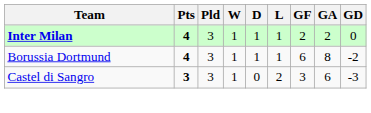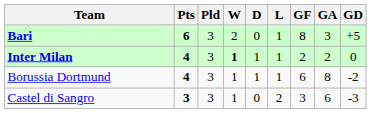+ row: (20, 35)
(234, 35) normal -> (234, 56) bold
